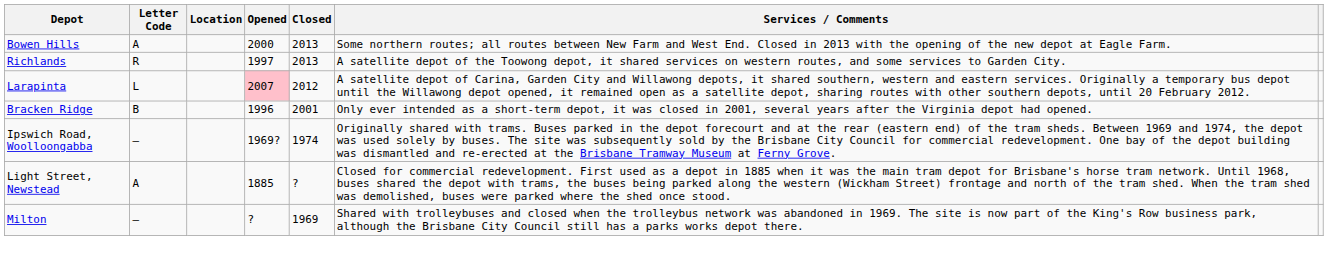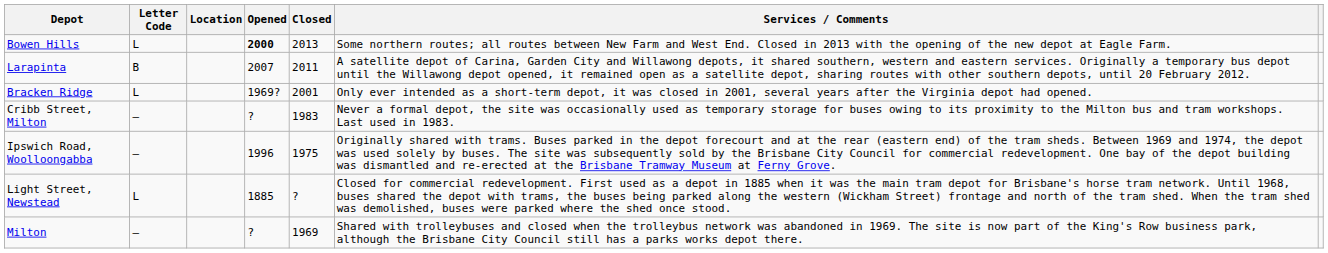(136, 44) A -> (136, 44) L
(261, 44) normal -> (261, 44) bold
- row: (37, 62)
(136, 86) L -> (136, 68) B
(261, 86) pink background -> (261, 68) no background
(305, 86) 2012 -> (305, 68) 2011
(136, 110) B -> (136, 92) L
(261, 110) 1996 -> (264, 92) 1969?
+ row: (50, 116)
(264, 140) 1969? -> (261, 153) 1996
(305, 140) 1974 -> (305, 153) 1975
(136, 183) A -> (136, 196) L
